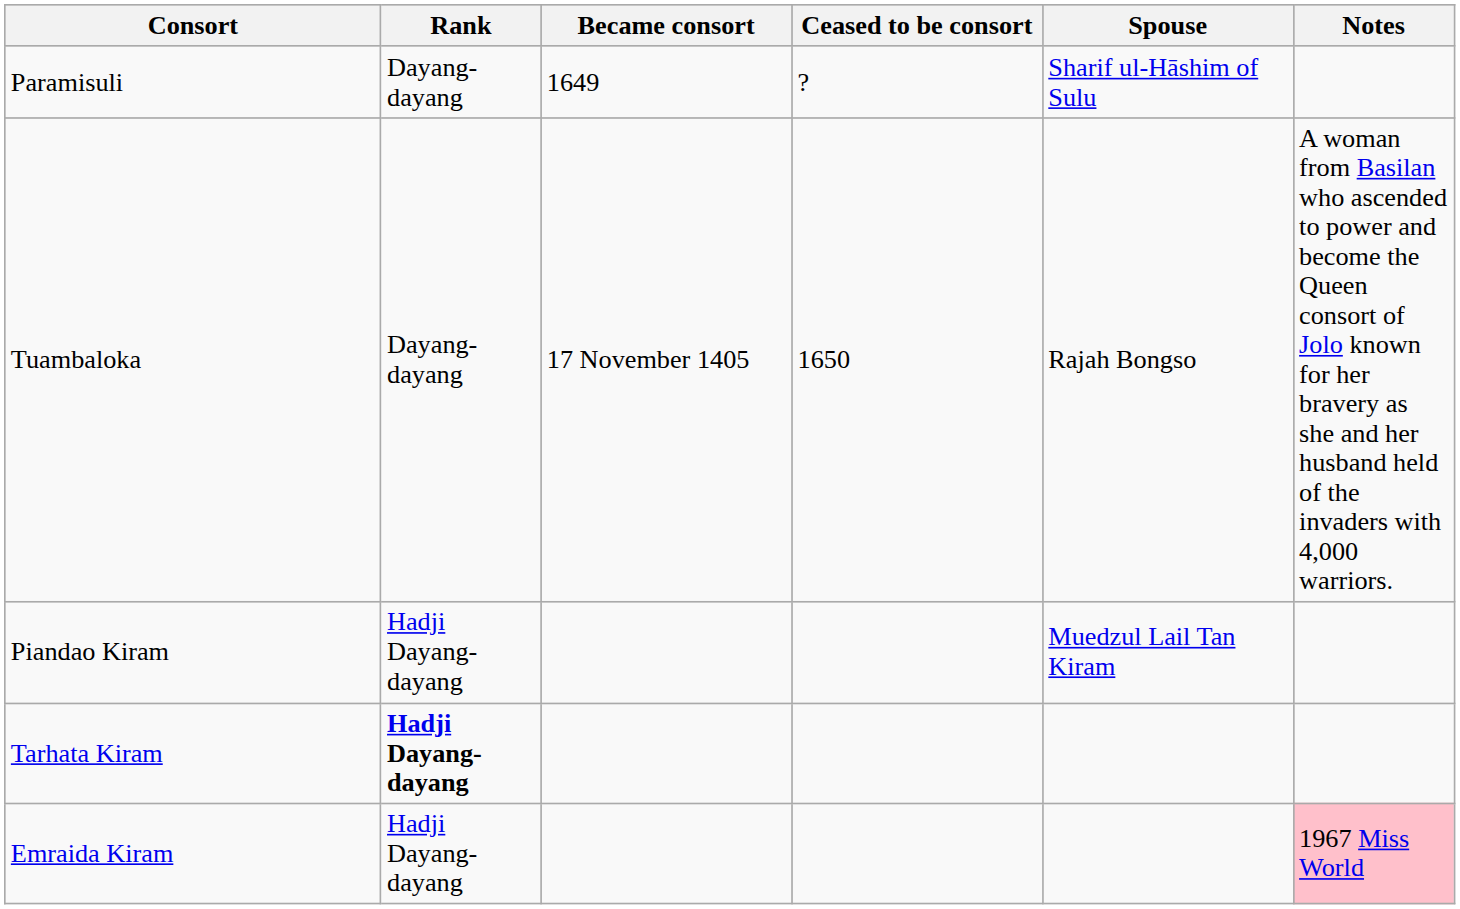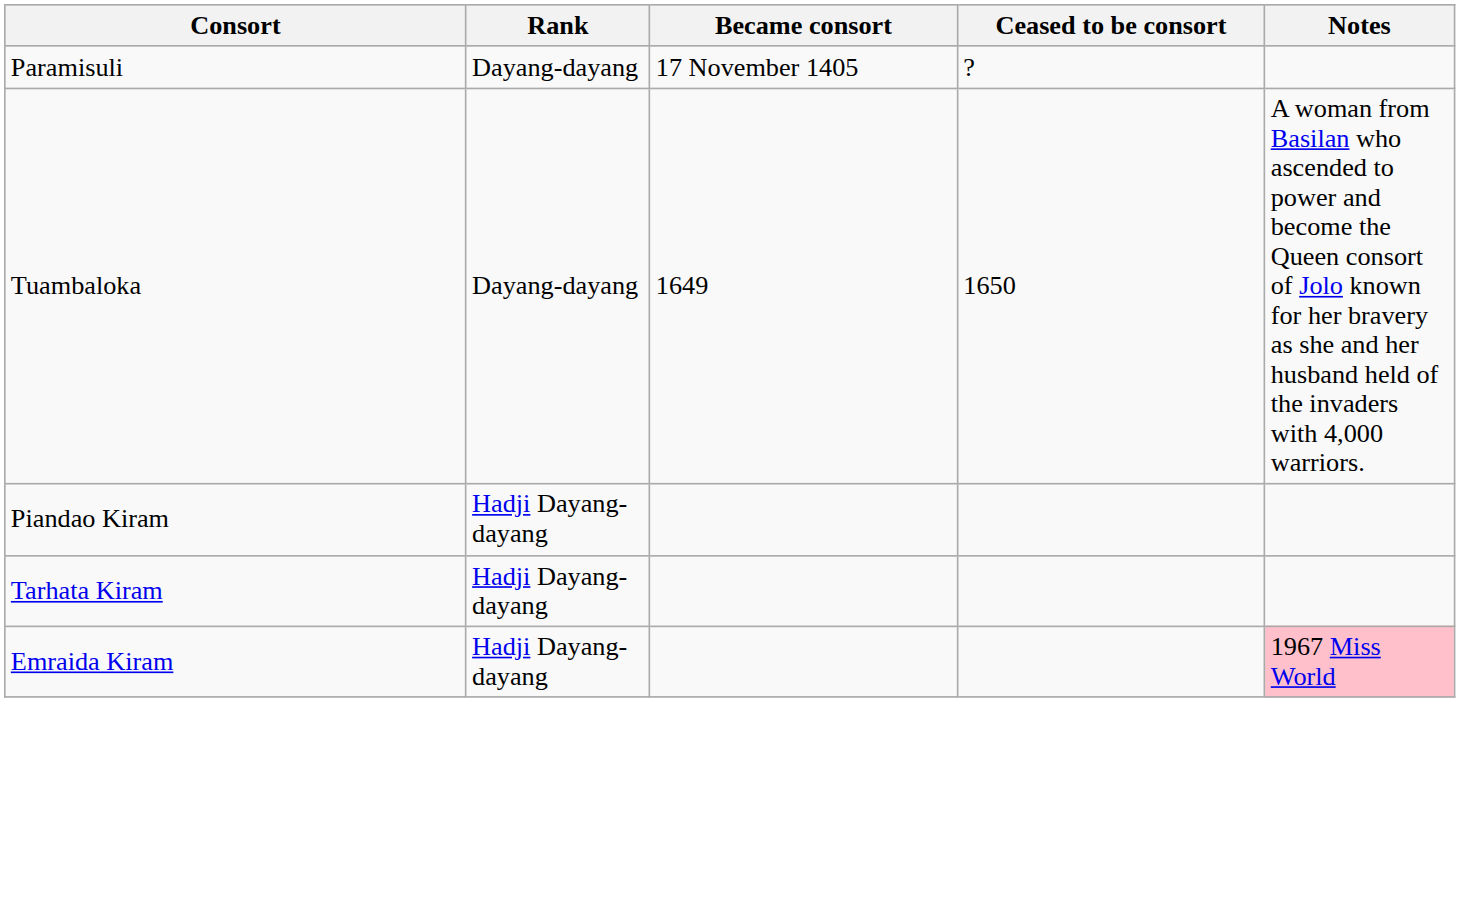- column: (1168, 25)
(573, 81) 1649 -> (757, 66) 17 November 1405
(648, 359) 17 November 1405 -> (682, 285) 1649
(434, 752) bold -> (550, 590) normal
